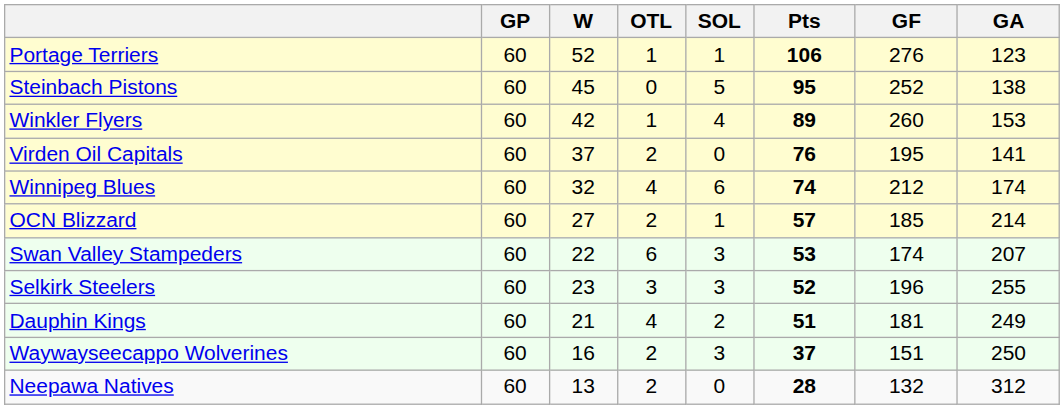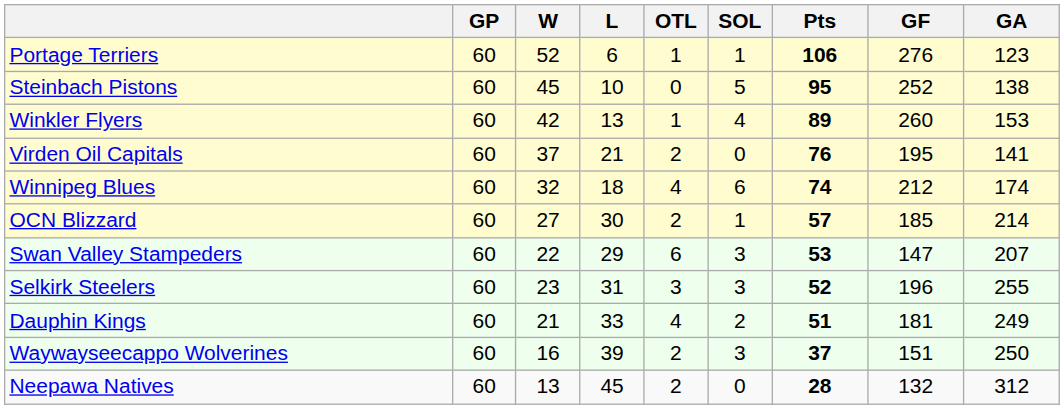+ column: (612, 21)
(906, 253) 174 -> (916, 253) 147
